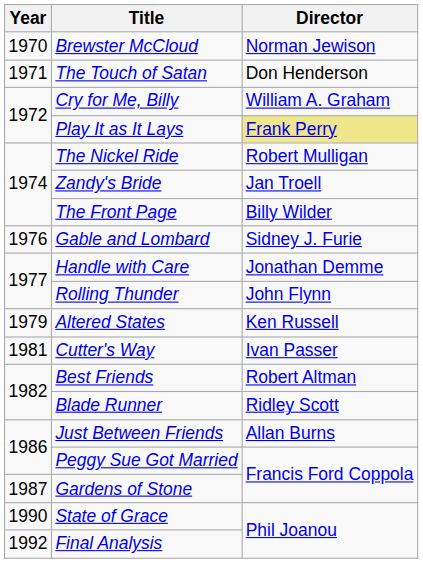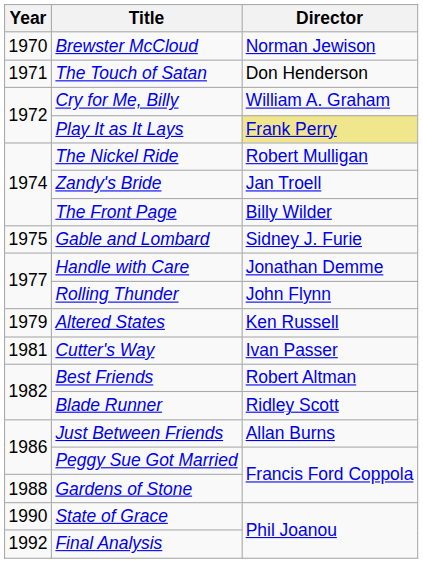(28, 239) 1976 -> (28, 239) 1975
(28, 488) 1987 -> (28, 488) 1988
